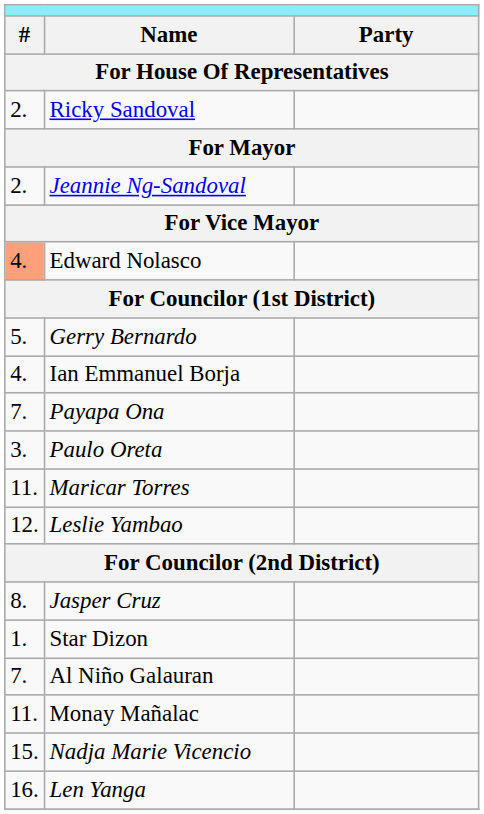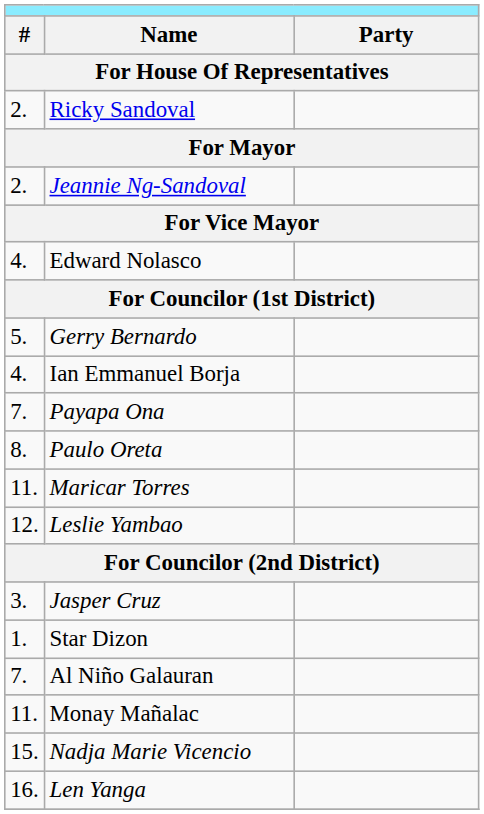(19, 261) lightsalmon background -> (19, 261) no background
(19, 449) 3. -> (19, 449) 8.
(19, 600) 8. -> (19, 600) 3.
